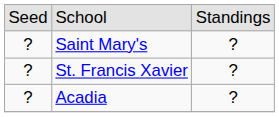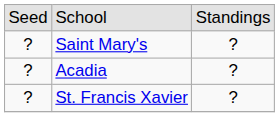rows swapped: (122, 71) <-> (81, 97)
